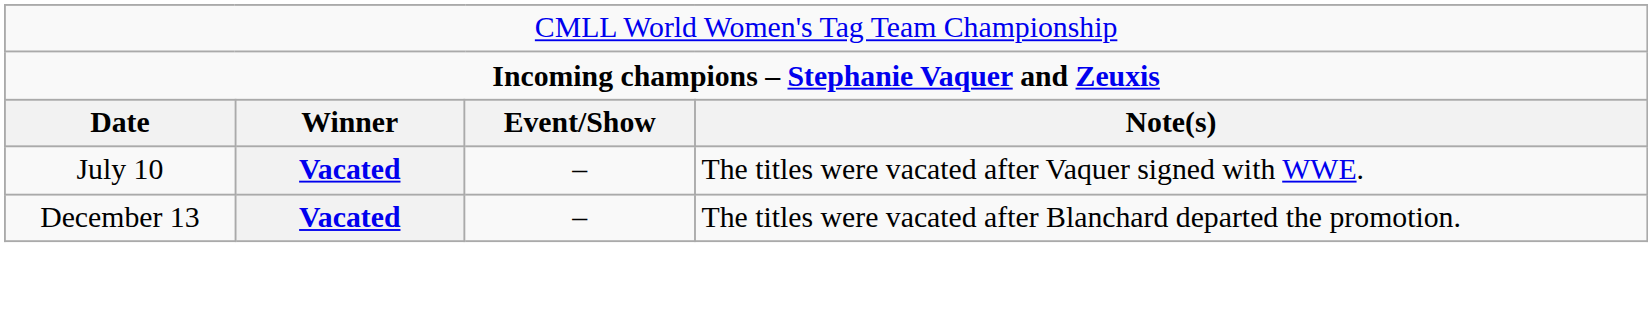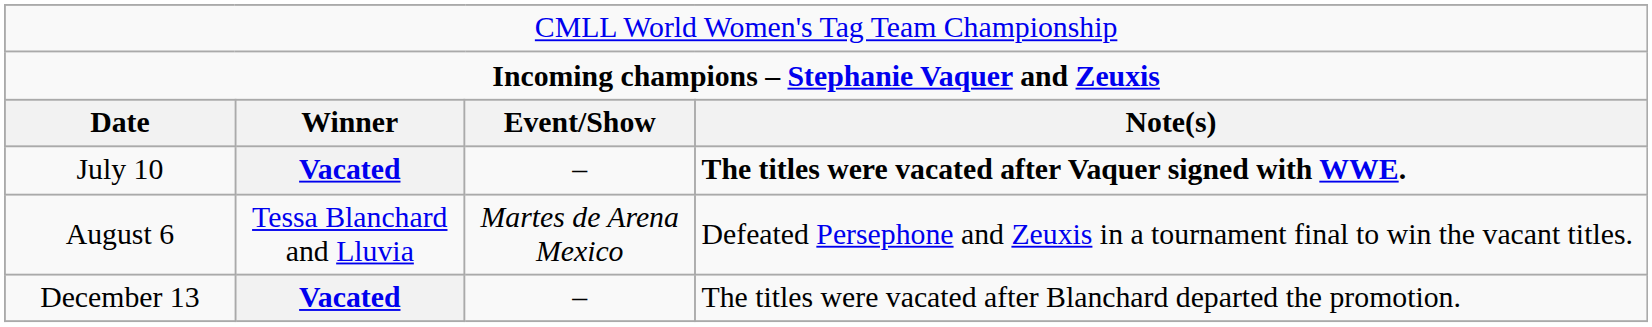(1033, 169) normal -> (1054, 169) bold
+ row: (120, 233)
